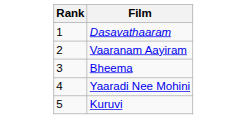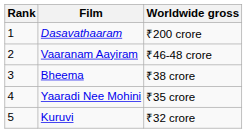+ column: (193, 13)
